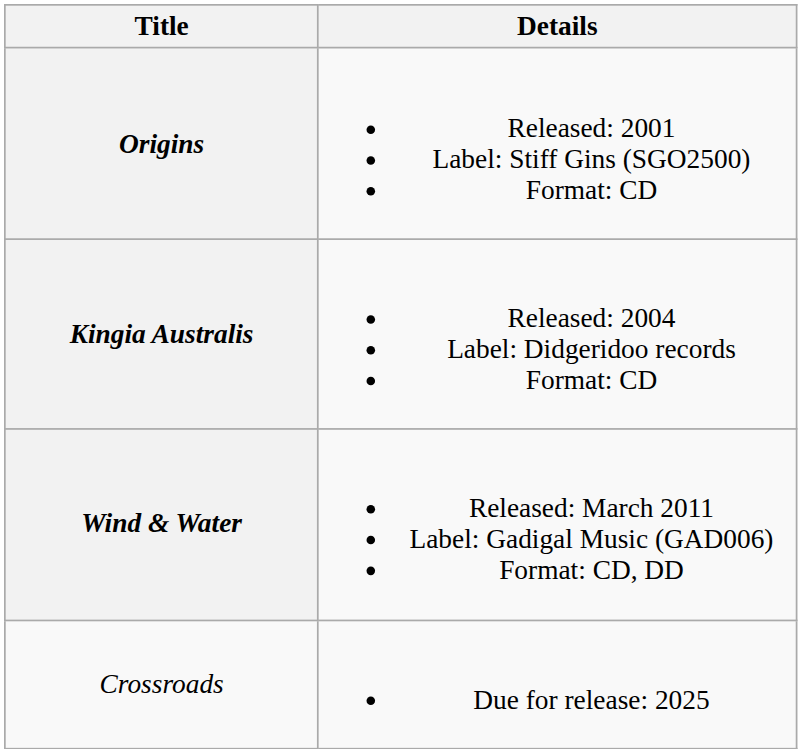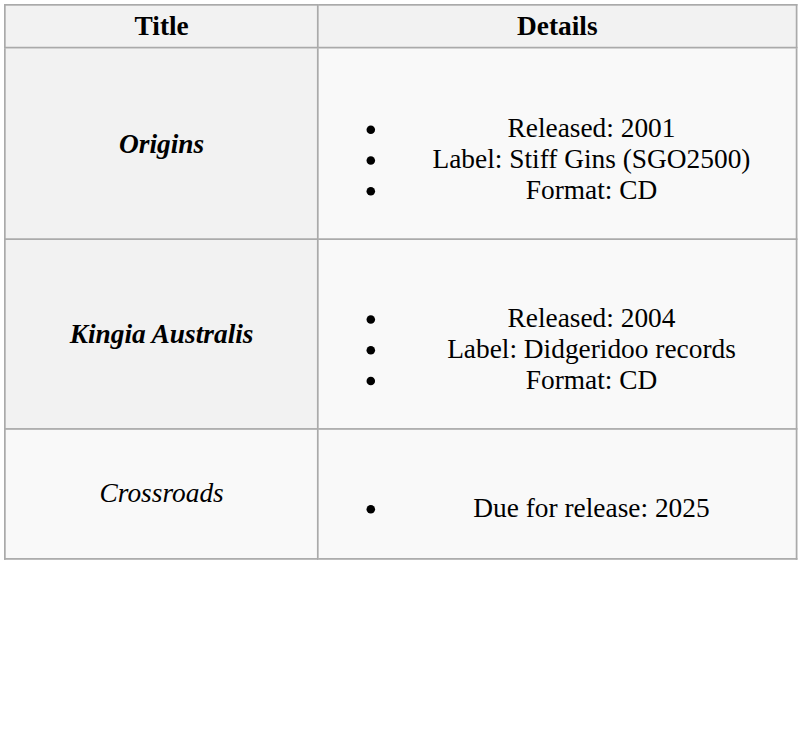- row: (162, 524)
